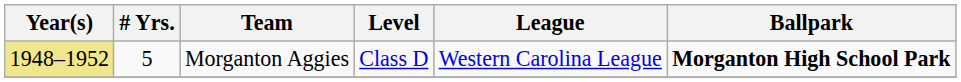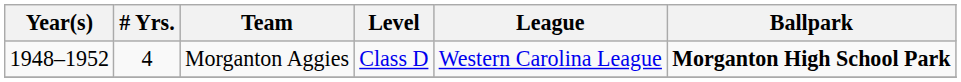(59, 59) khaki background -> (59, 59) no background
(147, 59) 5 -> (147, 59) 4
